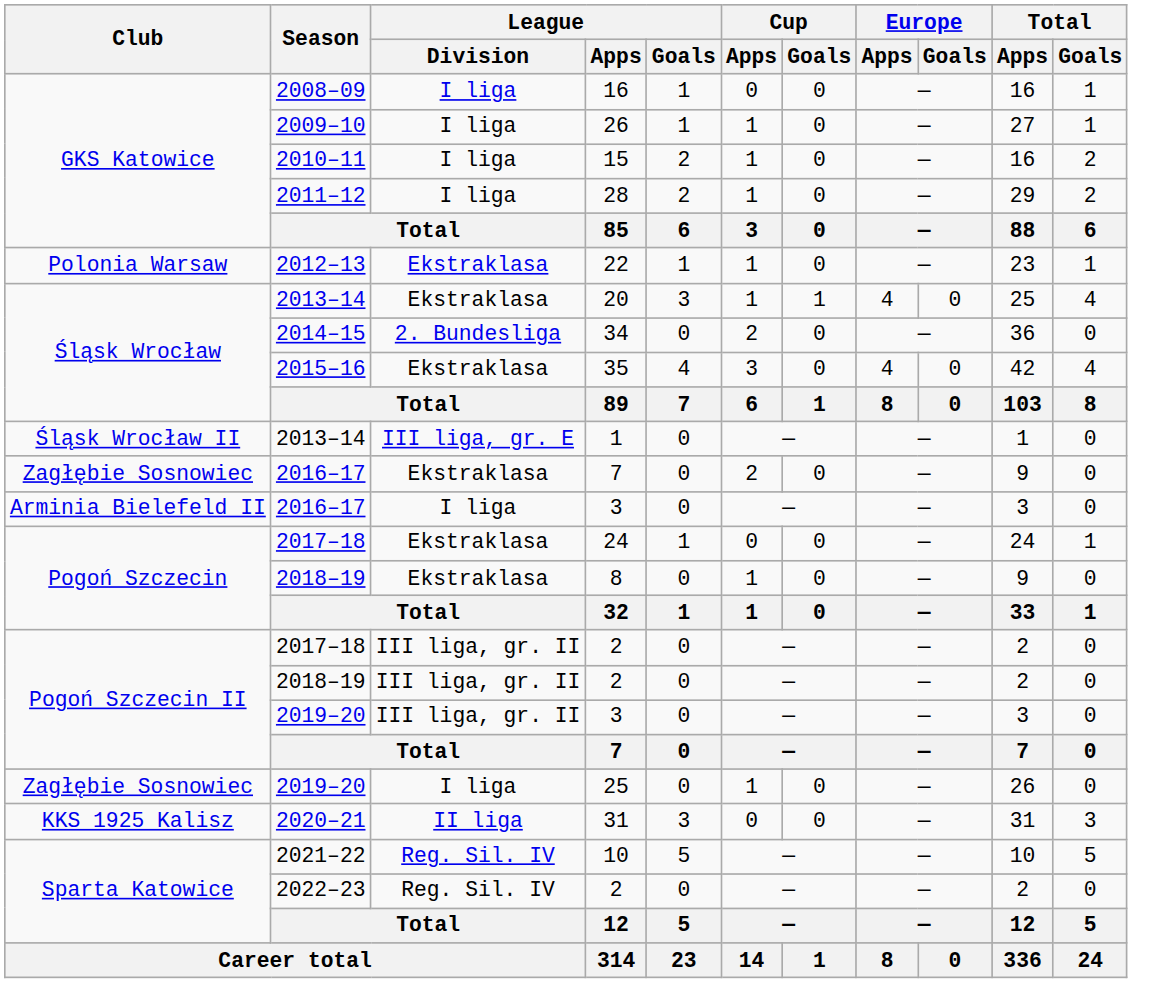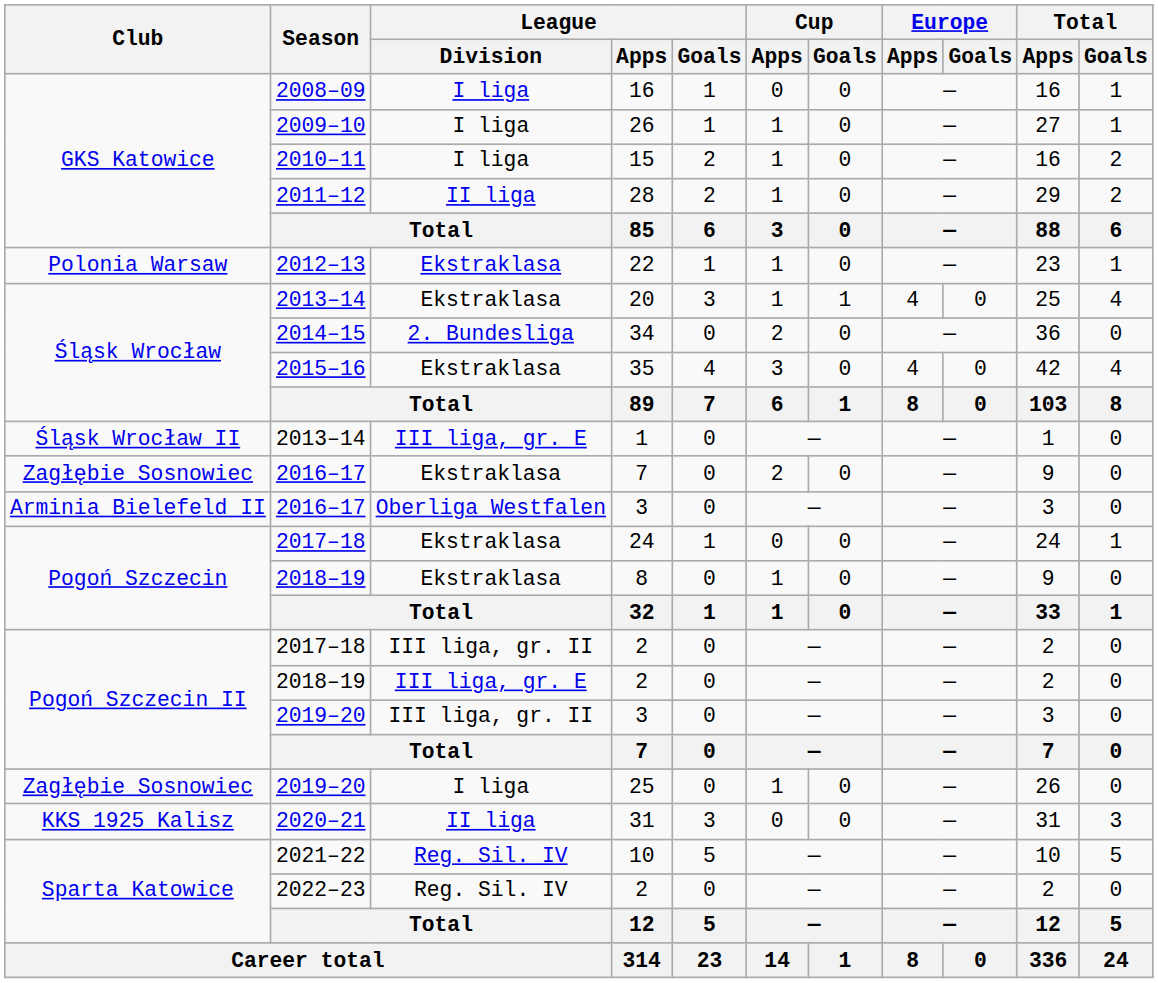(478, 196) I liga -> (491, 196) II liga
(478, 509) I liga -> (491, 509) Oberliga Westfalen
(478, 682) III liga, gr. II -> (491, 682) III liga, gr. E
